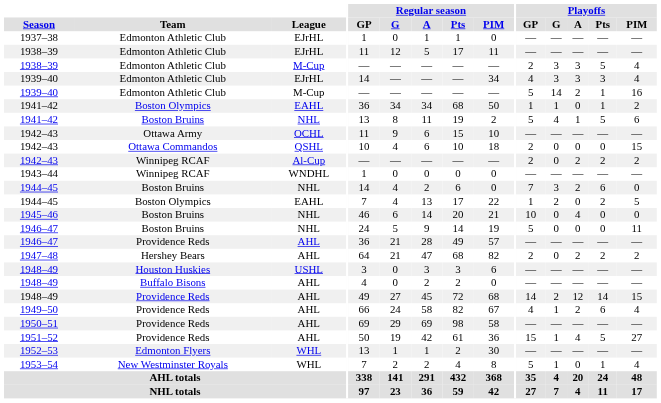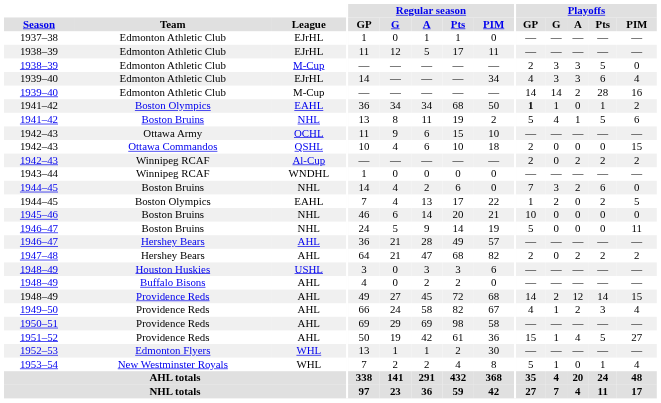(637, 65) 4 -> (637, 65) 0
(603, 78) 3 -> (603, 78) 6
(531, 92) 5 -> (531, 92) 14
(603, 92) 1 -> (603, 92) 28
(531, 106) normal -> (531, 106) bold
(578, 214) 4 -> (578, 214) 0
(173, 242) Providence Reds -> (173, 242) Hershey Bears
(603, 310) 6 -> (603, 310) 3
